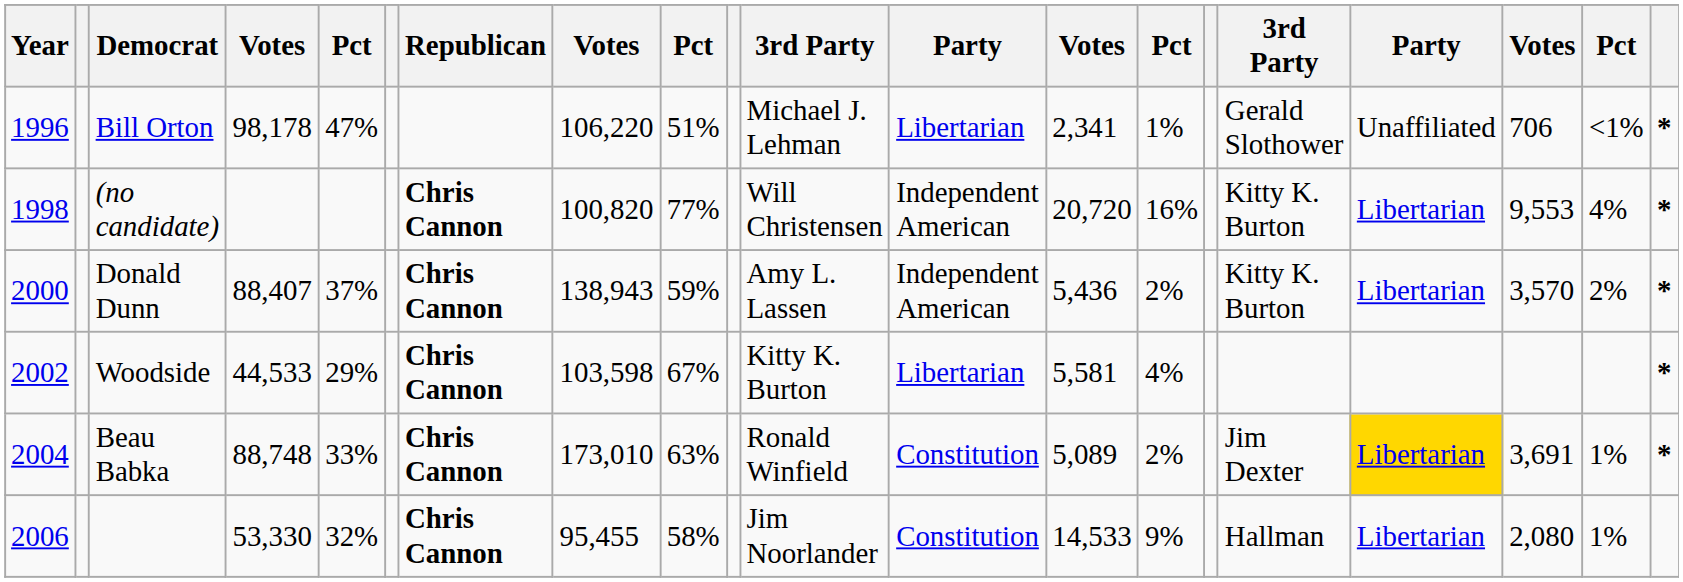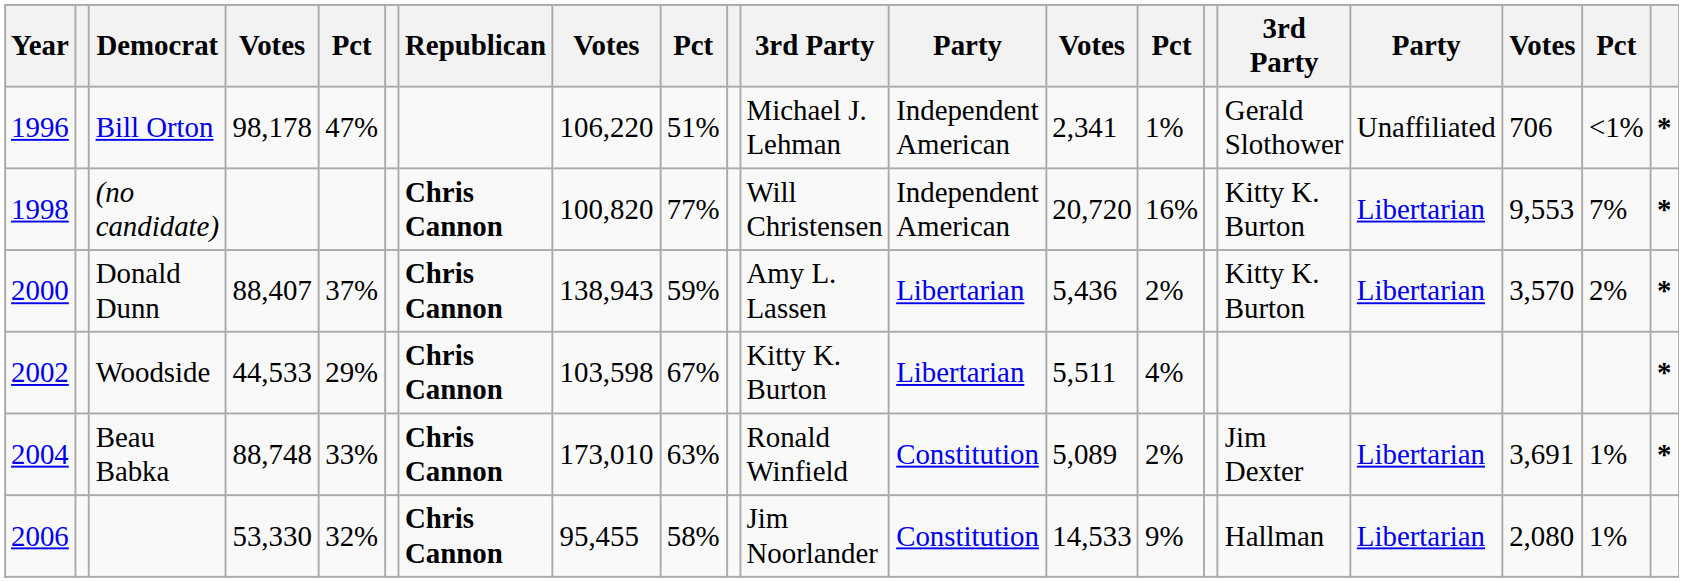(960, 127) Libertarian -> (967, 127) Independent American
(1608, 209) 4% -> (1608, 209) 7%
(967, 290) Independent American -> (960, 290) Libertarian
(1085, 372) 5,581 -> (1084, 372) 5,511
(1421, 454) gold background -> (1421, 454) no background
